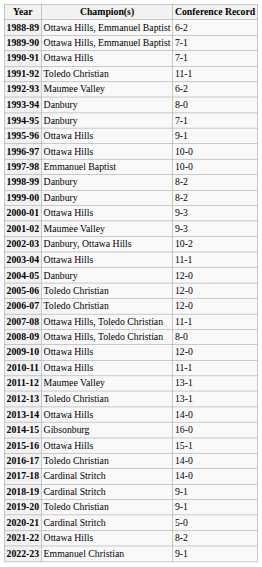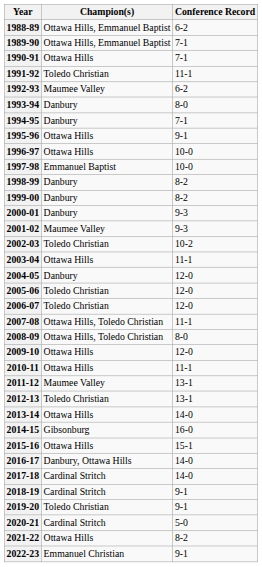(68, 213) Ottawa Hills -> (61, 213) Danbury
(88, 244) Danbury, Ottawa Hills -> (76, 244) Toledo Christian
(76, 461) Toledo Christian -> (88, 461) Danbury, Ottawa Hills
